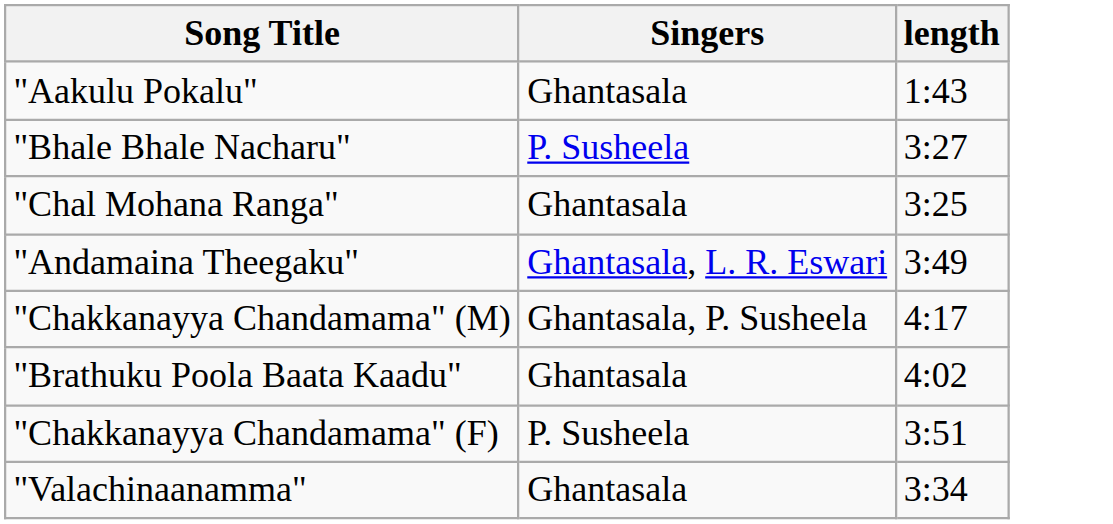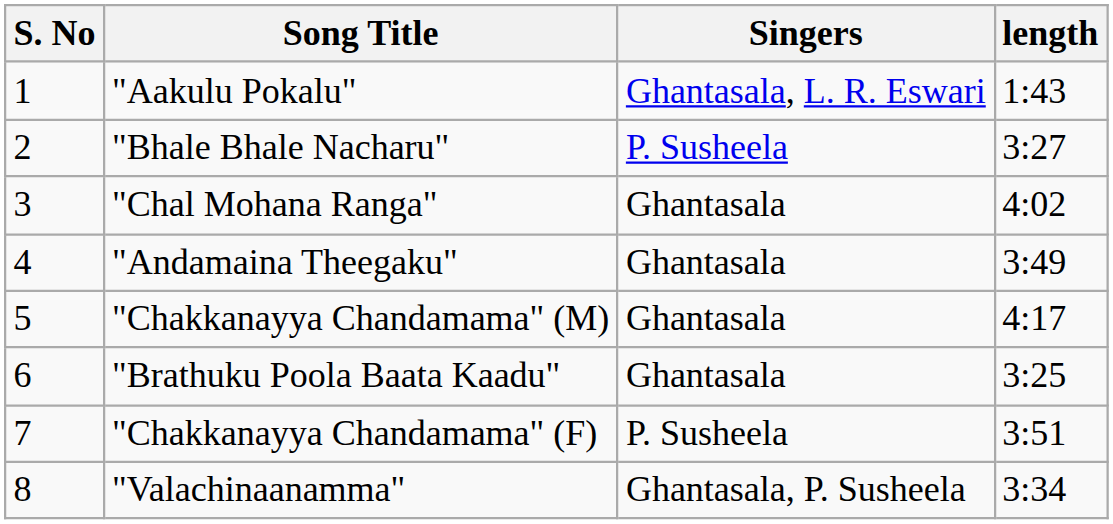+ column: (54, 33)
(607, 90) Ghantasala -> (806, 90) Ghantasala, L. R. Eswari
(936, 204) 3:25 -> (1034, 204) 4:02
(707, 261) Ghantasala, L. R. Eswari -> (706, 261) Ghantasala
(697, 318) Ghantasala, P. Susheela -> (706, 318) Ghantasala
(936, 375) 4:02 -> (1034, 375) 3:25
(607, 489) Ghantasala -> (796, 489) Ghantasala, P. Susheela
